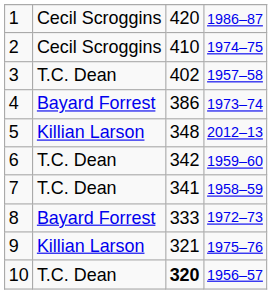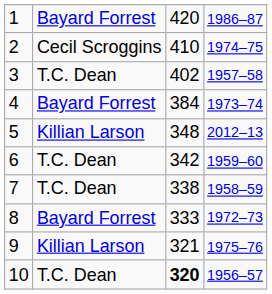(99, 18) Cecil Scroggins -> (96, 18) Bayard Forrest
(185, 103) 386 -> (185, 103) 384
(185, 189) 341 -> (185, 189) 338
